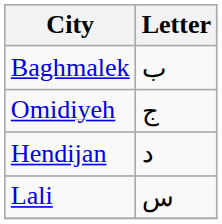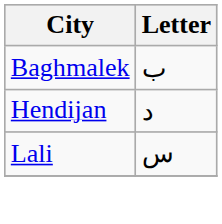- row: (63, 110)
